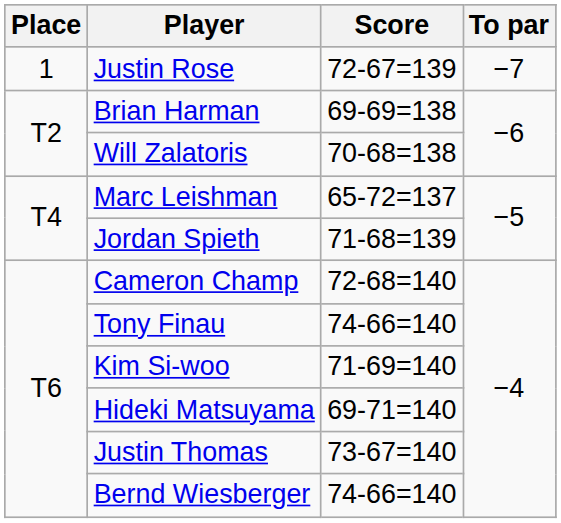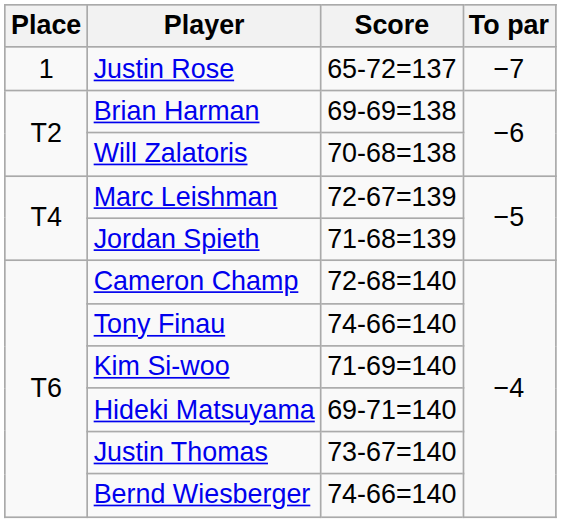(392, 68) 72-67=139 -> (392, 68) 65-72=137
(392, 196) 65-72=137 -> (392, 196) 72-67=139
